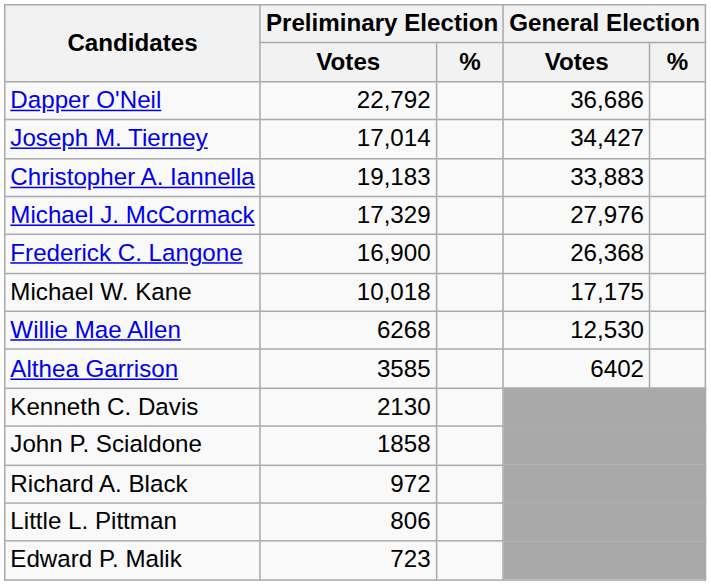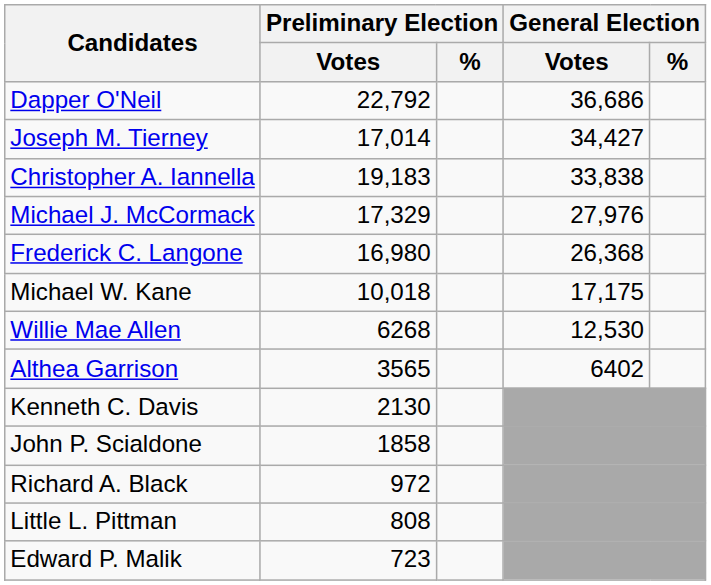(607, 176) 33,883 -> (607, 176) 33,838
(394, 253) 16,900 -> (394, 253) 16,980
(404, 368) 3585 -> (404, 368) 3565
(411, 521) 806 -> (411, 521) 808
